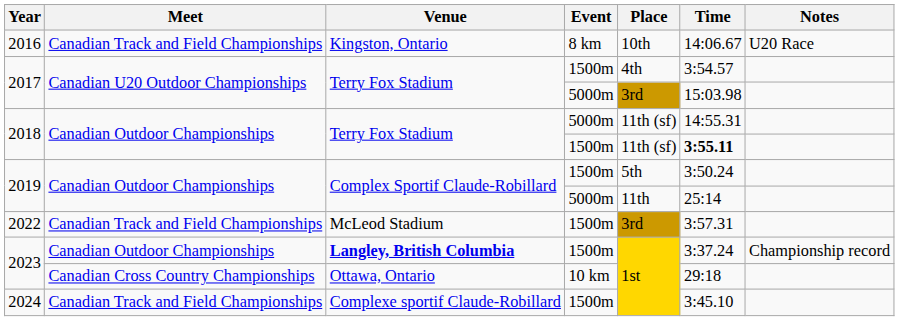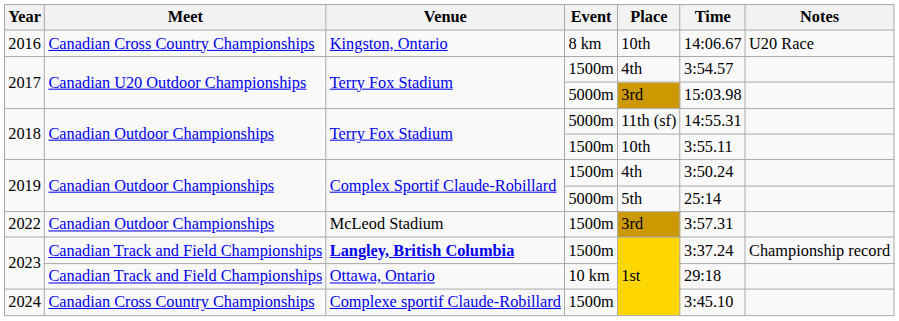(185, 43) Canadian Track and Field Championships -> (181, 43) Canadian Cross Country Championships
(649, 146) 11th (sf) -> (636, 146) 10th
(709, 146) bold -> (708, 146) normal
(632, 172) 5th -> (632, 172) 4th
(636, 198) 11th -> (632, 198) 5th
(185, 224) Canadian Track and Field Championships -> (161, 224) Canadian Outdoor Championships
(161, 250) Canadian Outdoor Championships -> (185, 250) Canadian Track and Field Championships
(181, 276) Canadian Cross Country Championships -> (185, 276) Canadian Track and Field Championships
(185, 302) Canadian Track and Field Championships -> (181, 302) Canadian Cross Country Championships
